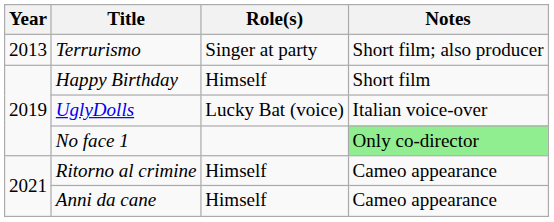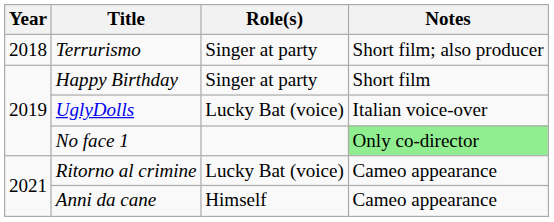(28, 49) 2013 -> (28, 49) 2018
(236, 79) Himself -> (261, 79) Singer at party
(236, 170) Himself -> (275, 170) Lucky Bat (voice)
